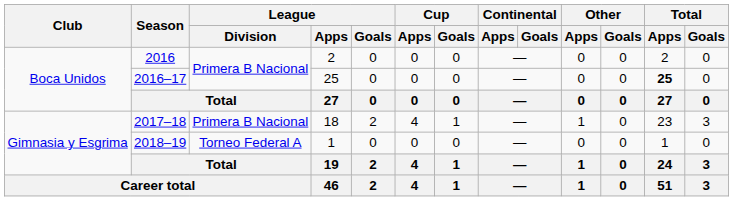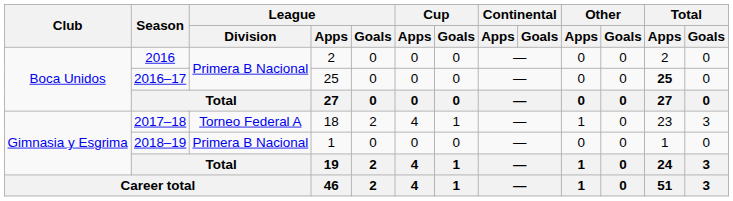(250, 121) Primera B Nacional -> (250, 121) Torneo Federal A
(250, 143) Torneo Federal A -> (250, 143) Primera B Nacional
